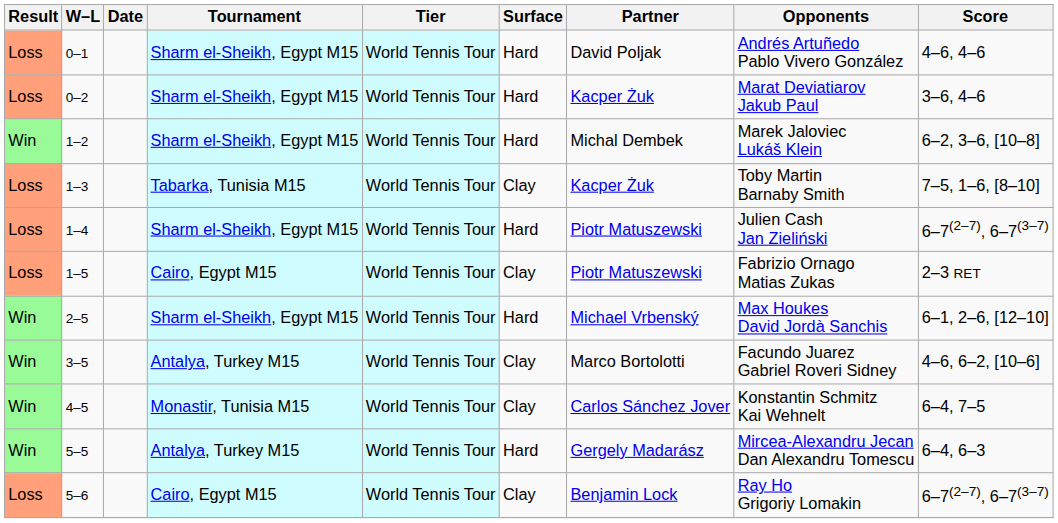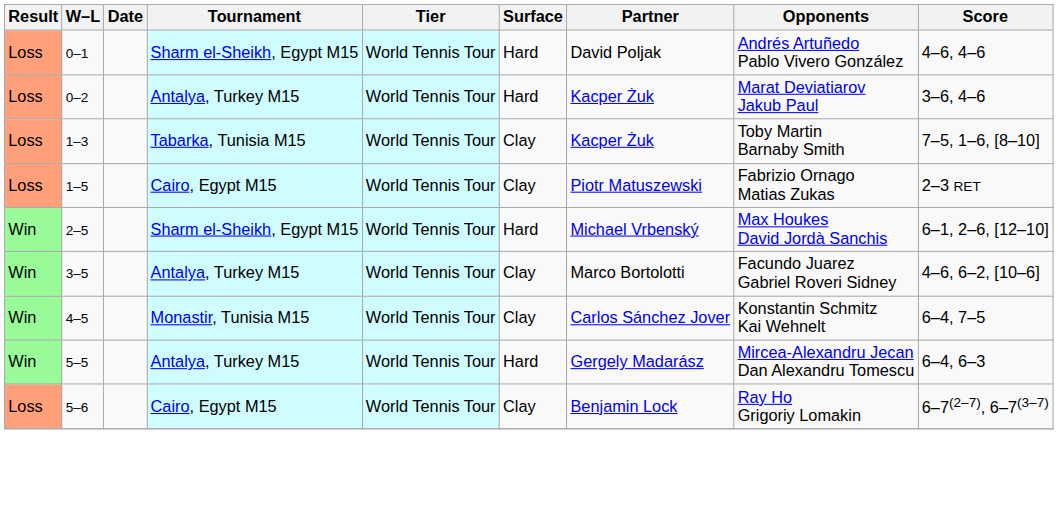(254, 96) Sharm el-Sheikh, Egypt M15 -> (225, 96) Antalya, Turkey M15
- row: (77, 142)
- row: (77, 230)
